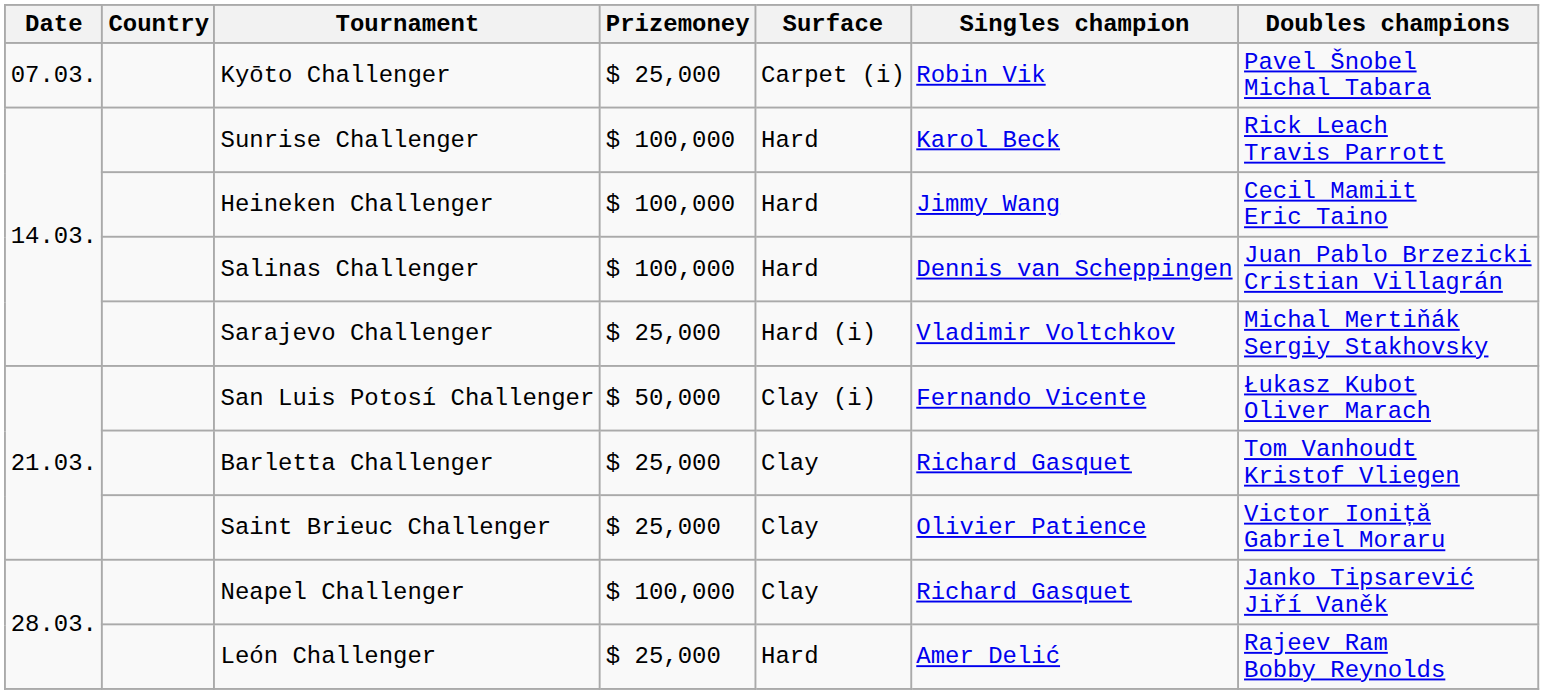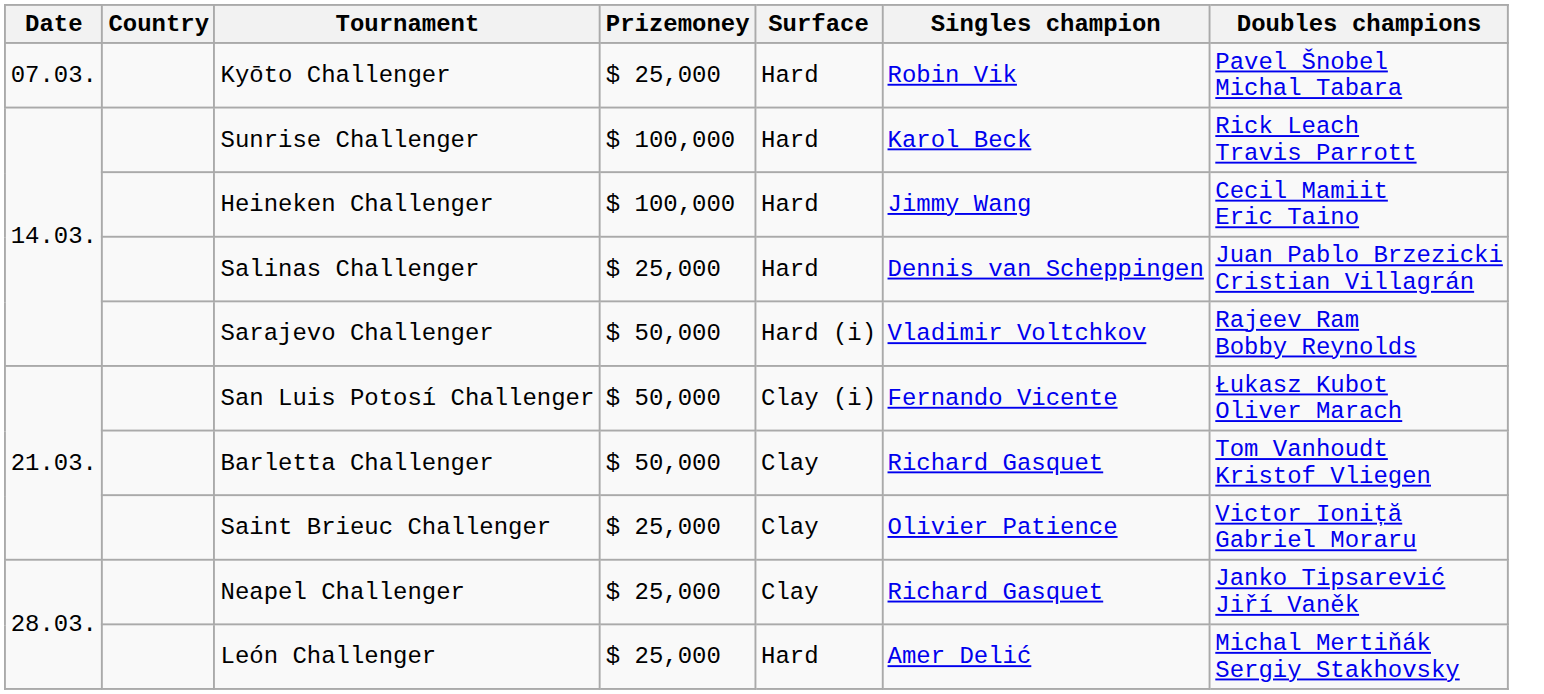(833, 75) Carpet (i) -> (790, 75) Hard
(670, 269) $ 100,000 -> (663, 269) $ 25,000
(663, 334) $ 25,000 -> (663, 334) $ 50,000
(1366, 334) Michal Mertiňák Sergiy Stakhovsky -> (1316, 334) Rajeev Ram Bobby Reynolds
(663, 463) $ 25,000 -> (663, 463) $ 50,000
(670, 592) $ 100,000 -> (663, 592) $ 25,000
(1345, 657) Rajeev Ram Bobby Reynolds -> (1338, 657) Michal Mertiňák Sergiy Stakhovsky
